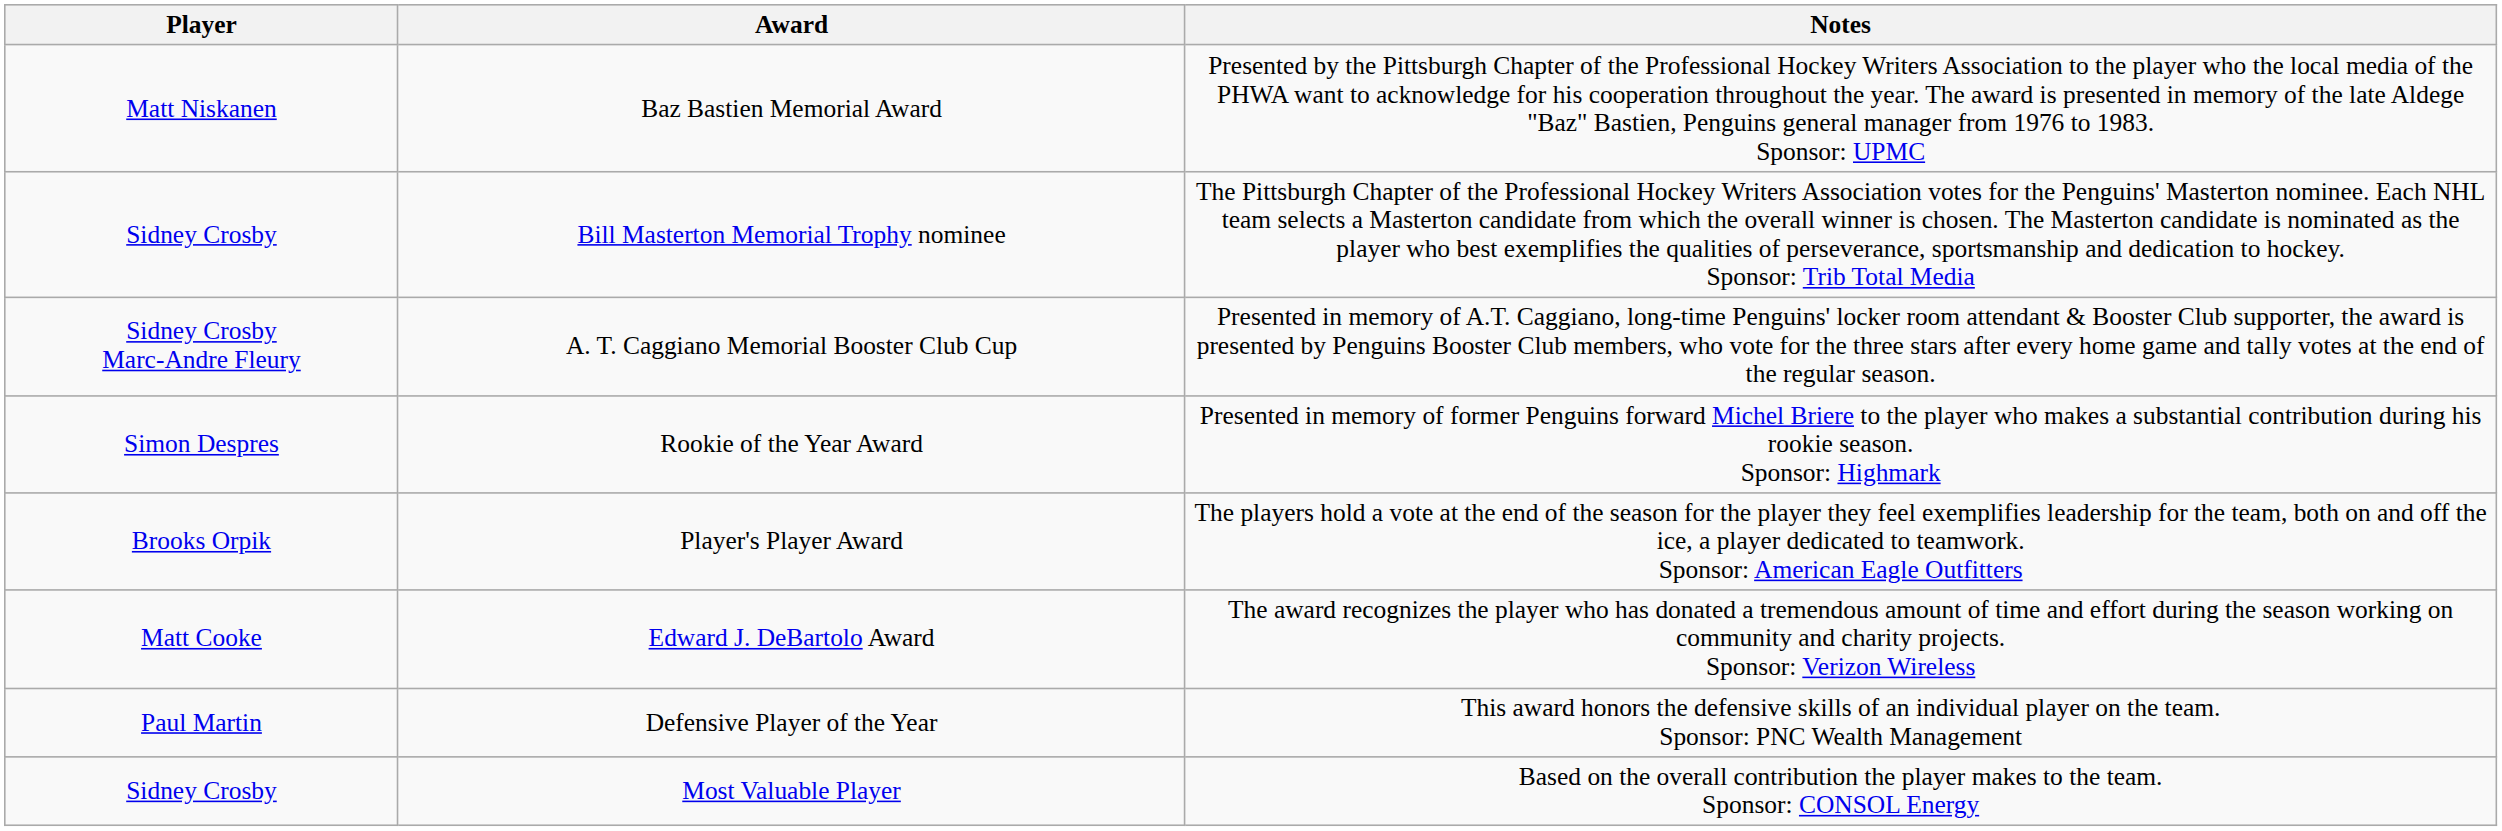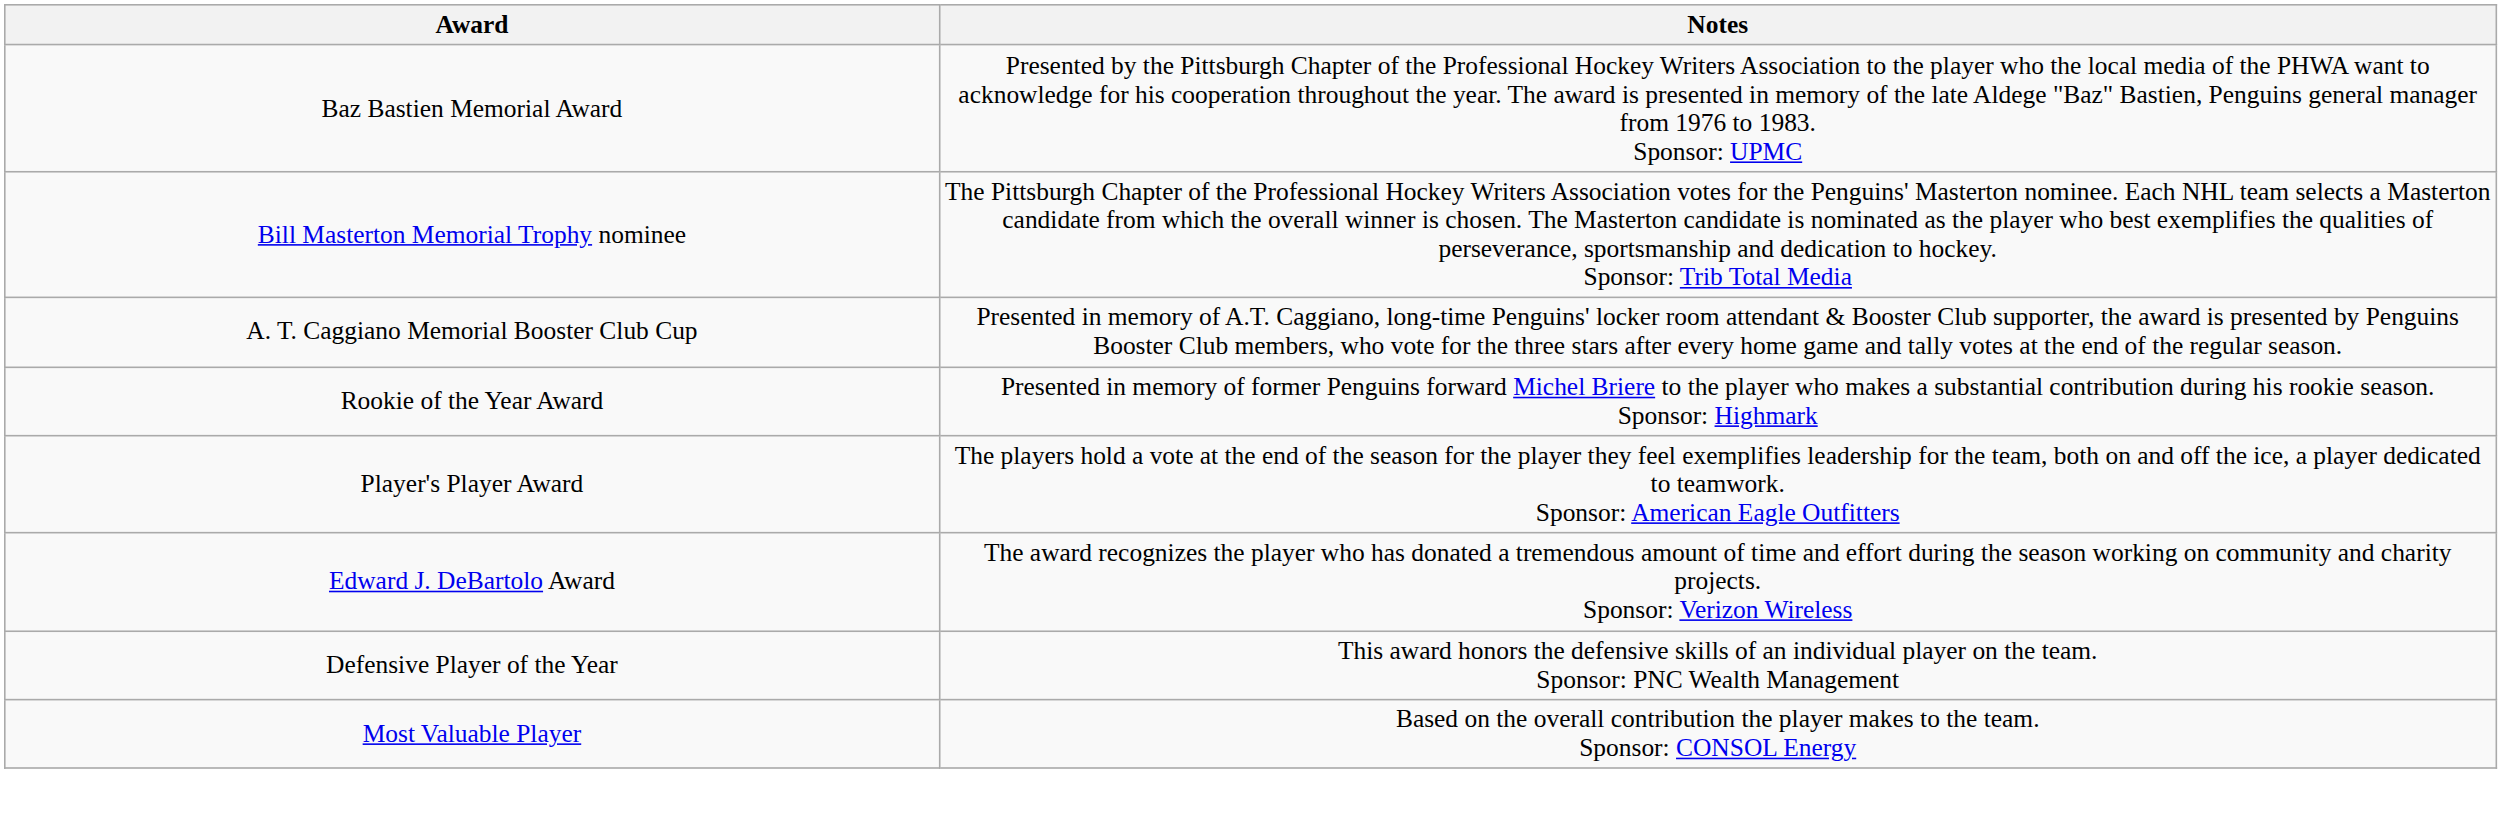- column: (201, 24)
